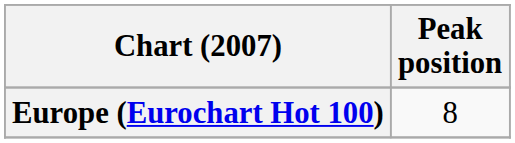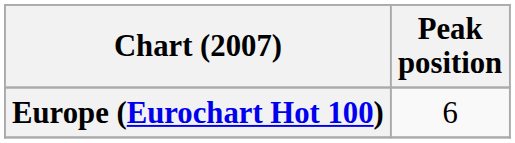(450, 112) 8 -> (450, 112) 6
